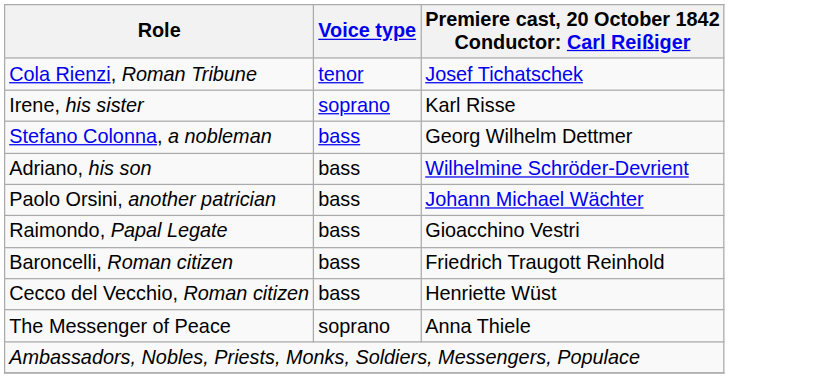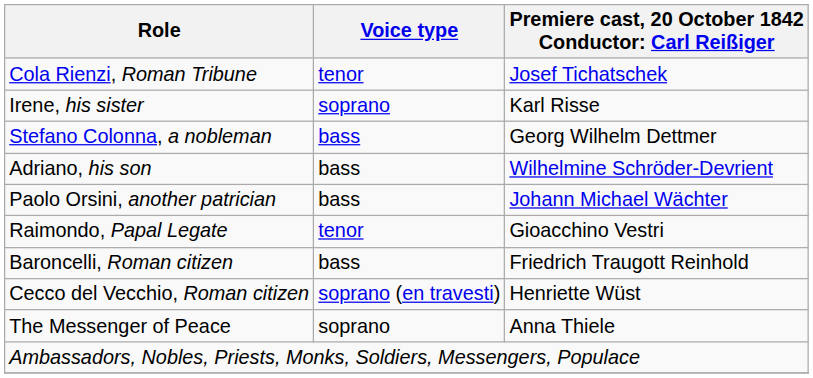(339, 231) bass -> (341, 231) tenor
(339, 294) bass -> (409, 294) soprano (en travesti)
